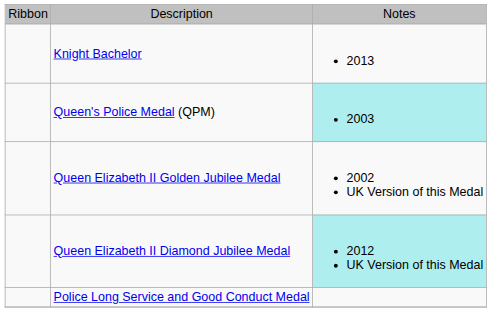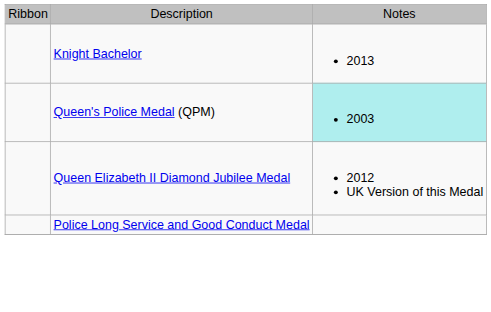- row: (167, 178)
(399, 258) paleturquoise background -> (399, 185) no background
